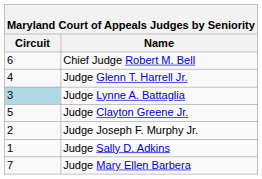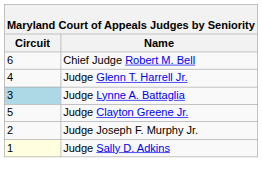(10, 148) no background -> (10, 148) lightyellow background
- row: (127, 165)
